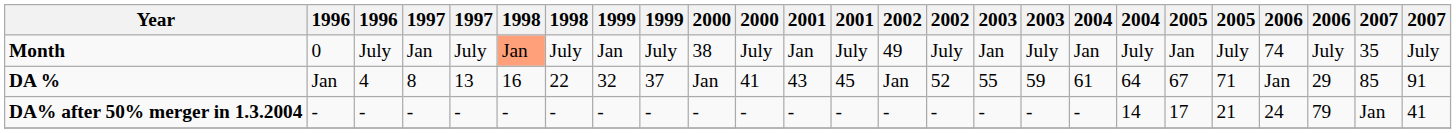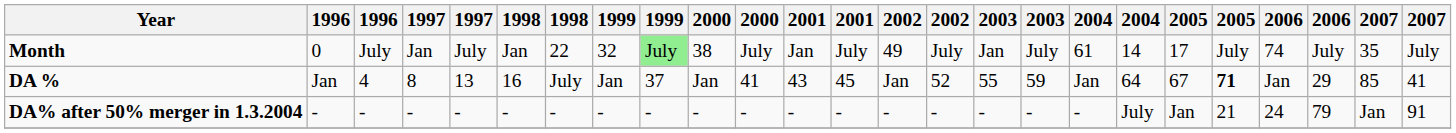(515, 50) lightsalmon background -> (515, 50) no background
(566, 50) July -> (559, 50) 22
(610, 50) Jan -> (607, 50) 32
(661, 50) no background -> (661, 50) lightgreen background
(1087, 50) Jan -> (1083, 50) 61
(1137, 50) July -> (1131, 50) 14
(1182, 50) Jan -> (1179, 50) 17
(559, 81) 22 -> (566, 81) July
(607, 81) 32 -> (610, 81) Jan
(1083, 81) 61 -> (1087, 81) Jan
(1226, 81) normal -> (1226, 81) bold
(1417, 81) 91 -> (1417, 81) 41
(1131, 111) 14 -> (1137, 111) July
(1179, 111) 17 -> (1182, 111) Jan
(1417, 111) 41 -> (1417, 111) 91
